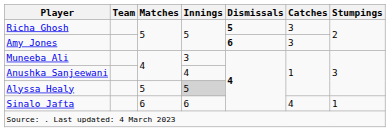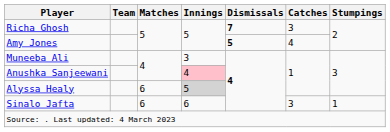(230, 27) 5 -> (230, 27) 7
(230, 42) 6 -> (230, 42) 5
(291, 42) 3 -> (291, 42) 4
(186, 73) no background -> (186, 73) pink background
(142, 88) 5 -> (142, 88) 6
(291, 104) 4 -> (291, 104) 3
